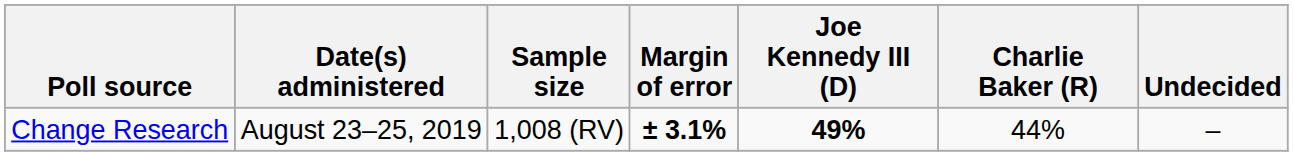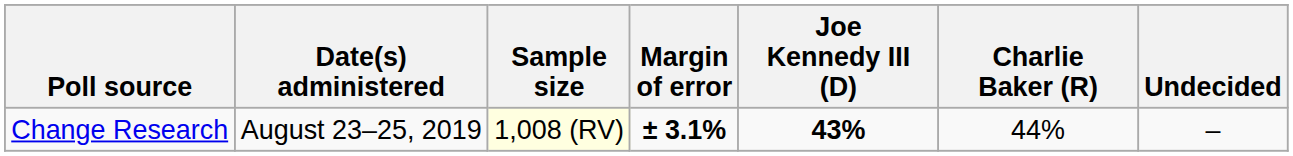(559, 129) no background -> (559, 129) lightyellow background
(838, 129) 49% -> (838, 129) 43%
